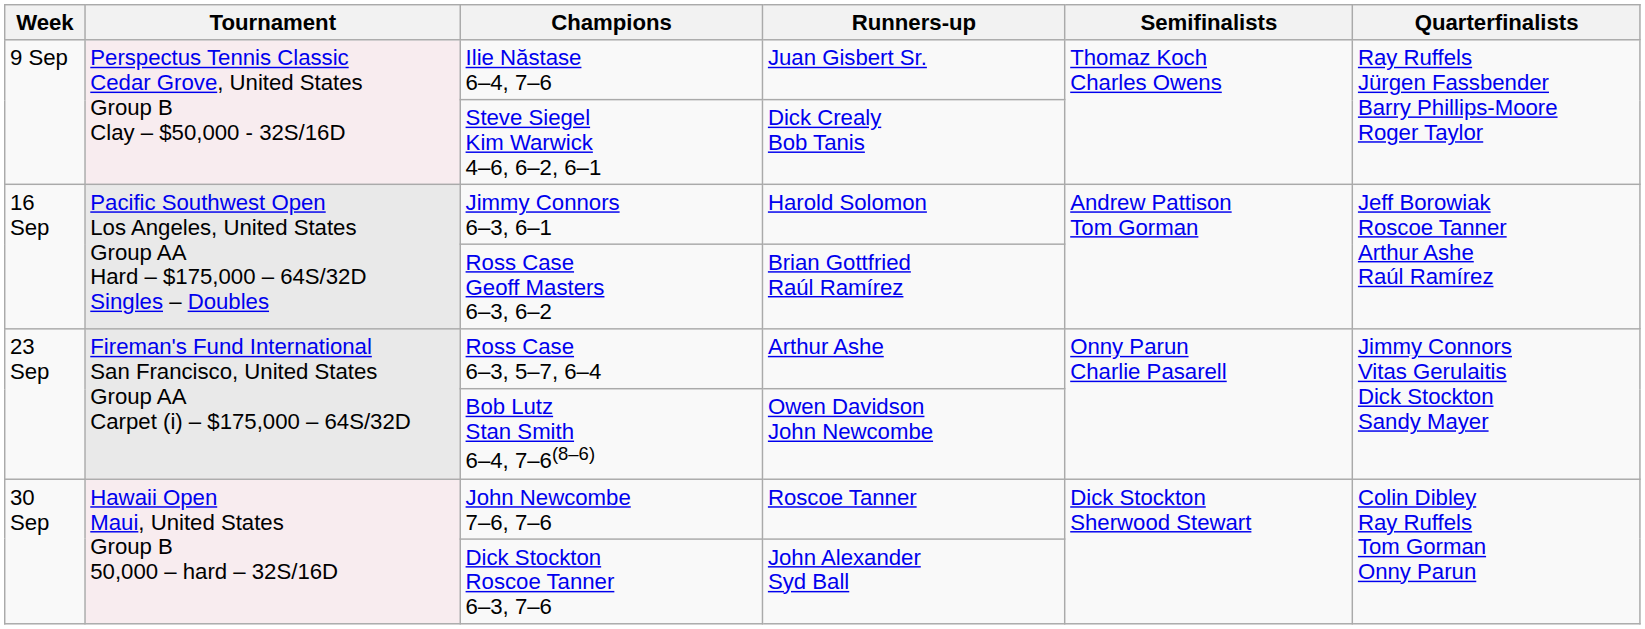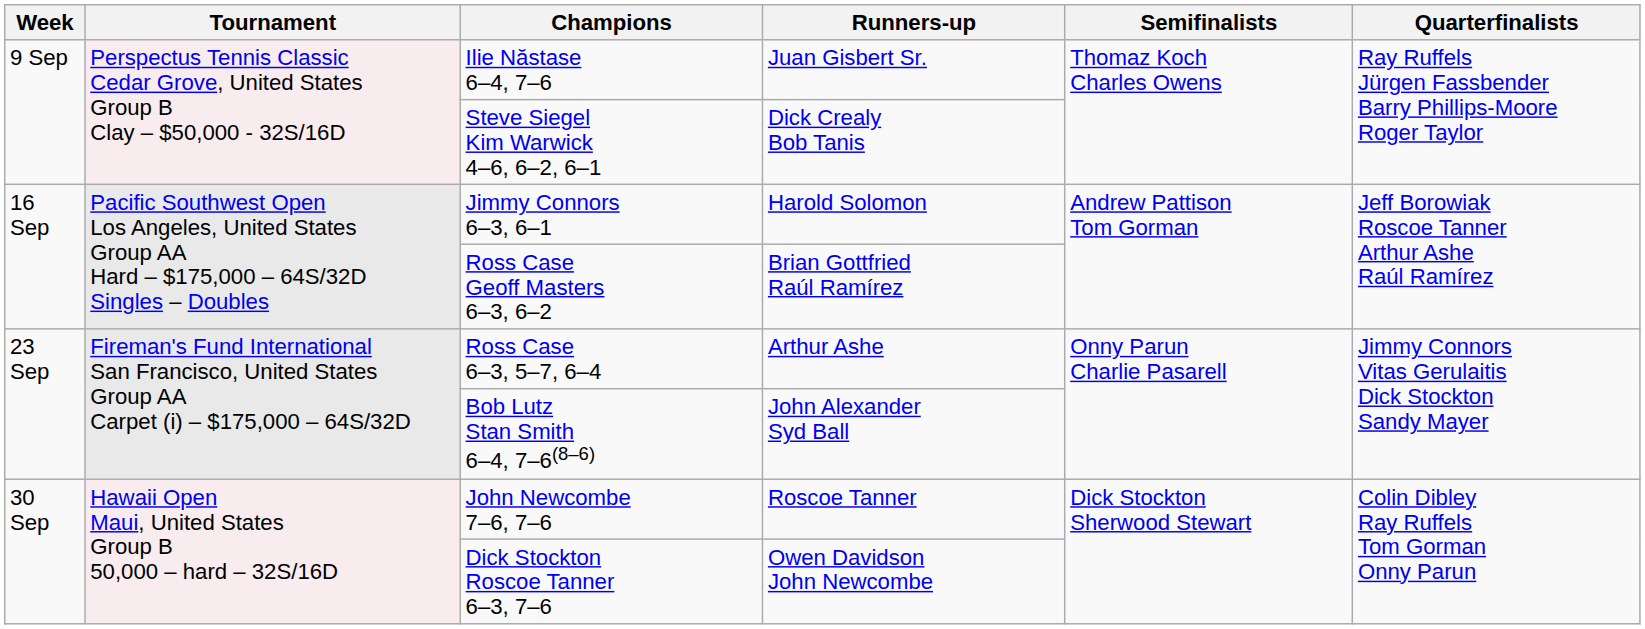(850, 419) Owen Davidson John Newcombe -> (844, 419) John Alexander Syd Ball
(844, 569) John Alexander Syd Ball -> (850, 569) Owen Davidson John Newcombe
